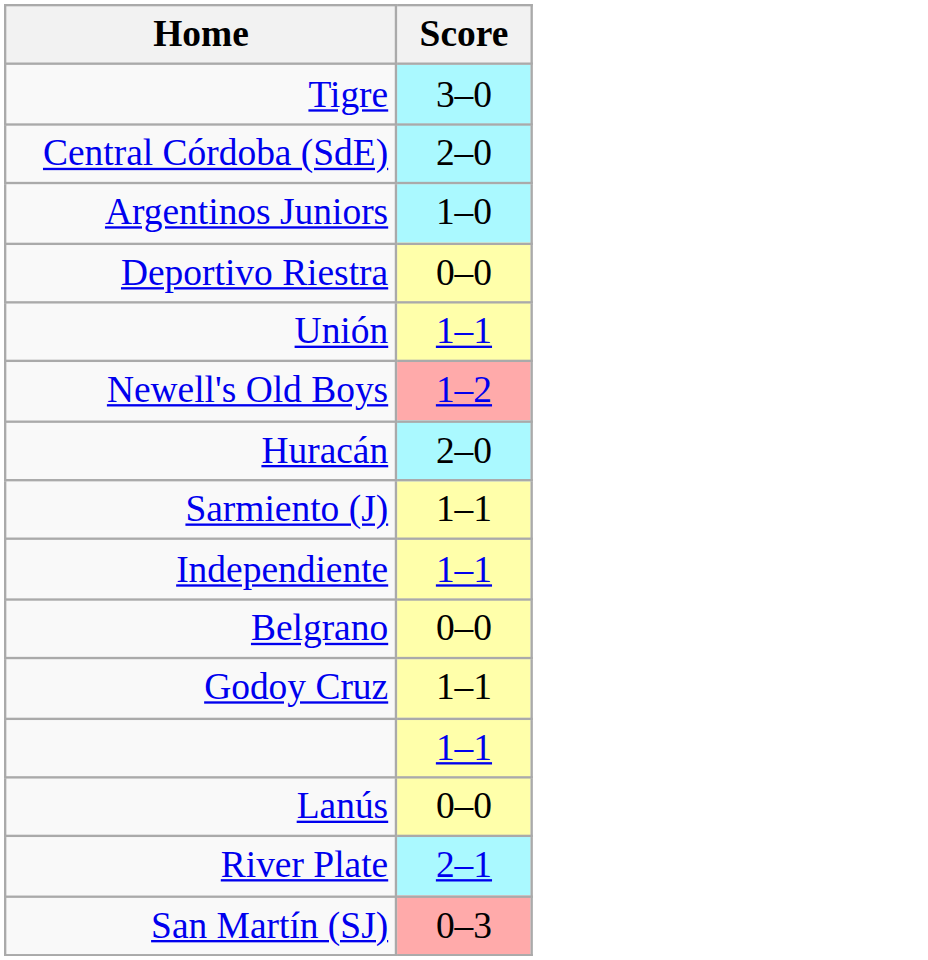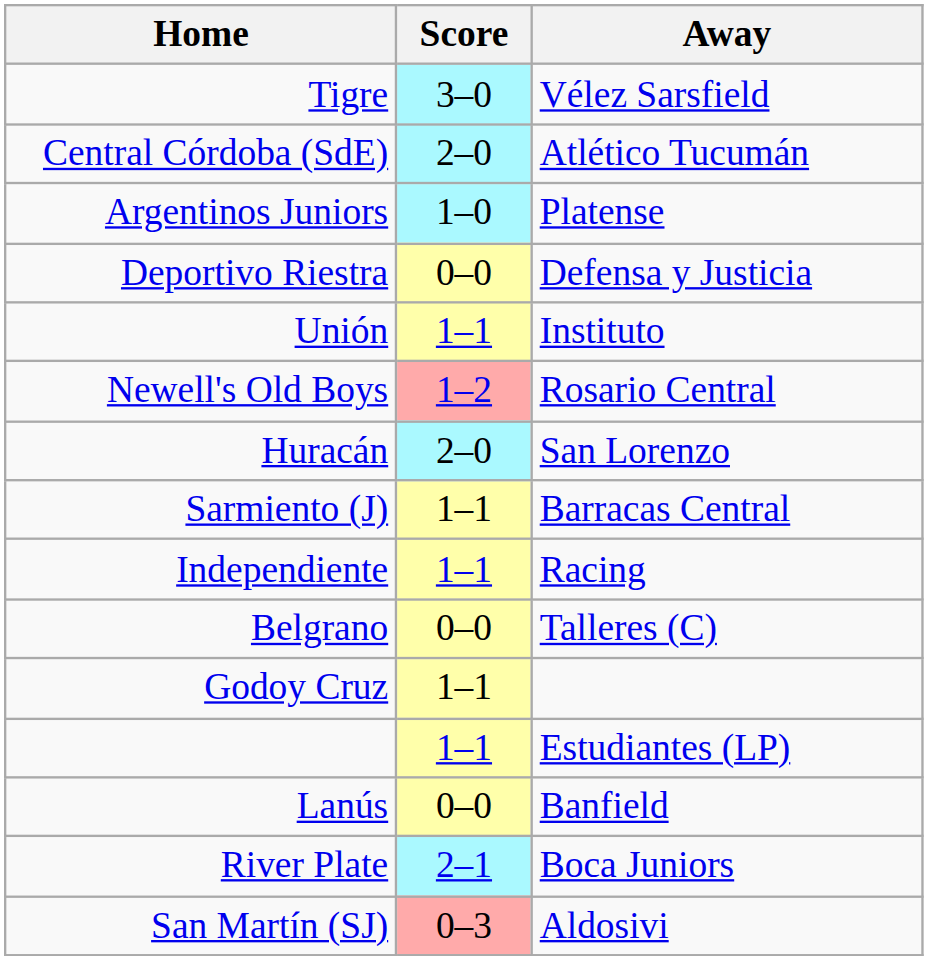+ column: (727, 34)
